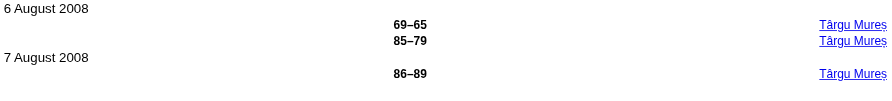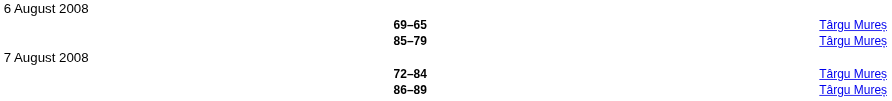+ row: (166, 74)
